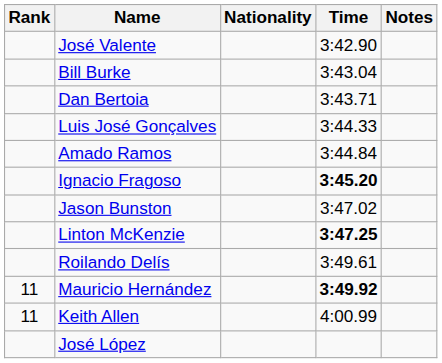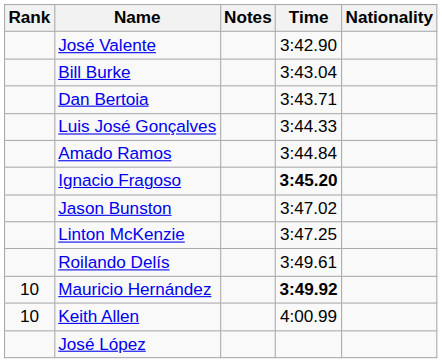columns swapped: (268, 18) <-> (409, 18)
(349, 235) bold -> (309, 235) normal
(29, 289) 11 -> (29, 289) 10
(29, 316) 11 -> (29, 316) 10
